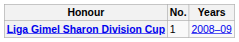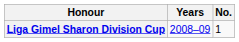columns swapped: (178, 12) <-> (212, 12)
